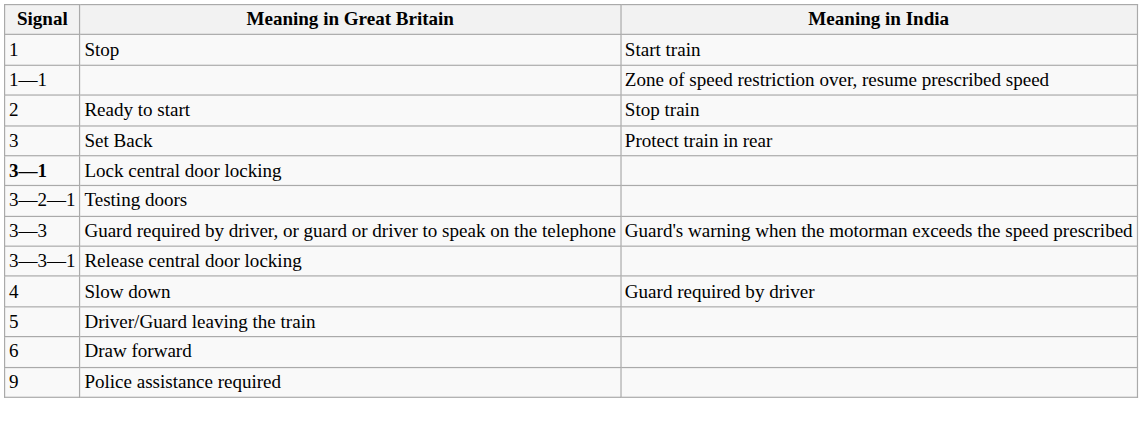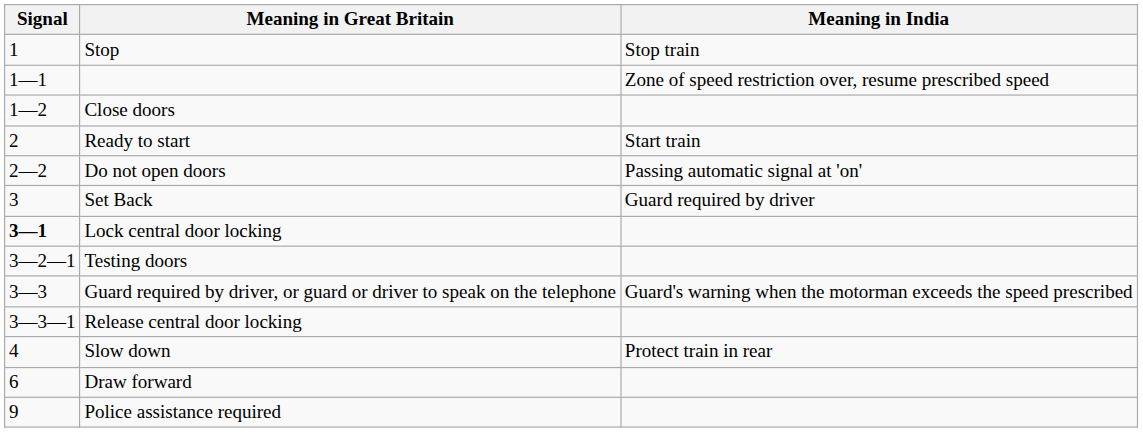(663, 49) Start train -> (662, 49) Stop train
+ row: (130, 110)
(662, 110) Stop train -> (663, 140) Start train
+ row: (155, 170)
(699, 140) Protect train in rear -> (720, 200) Guard required by driver
(720, 291) Guard required by driver -> (699, 351) Protect train in rear
- row: (200, 321)
